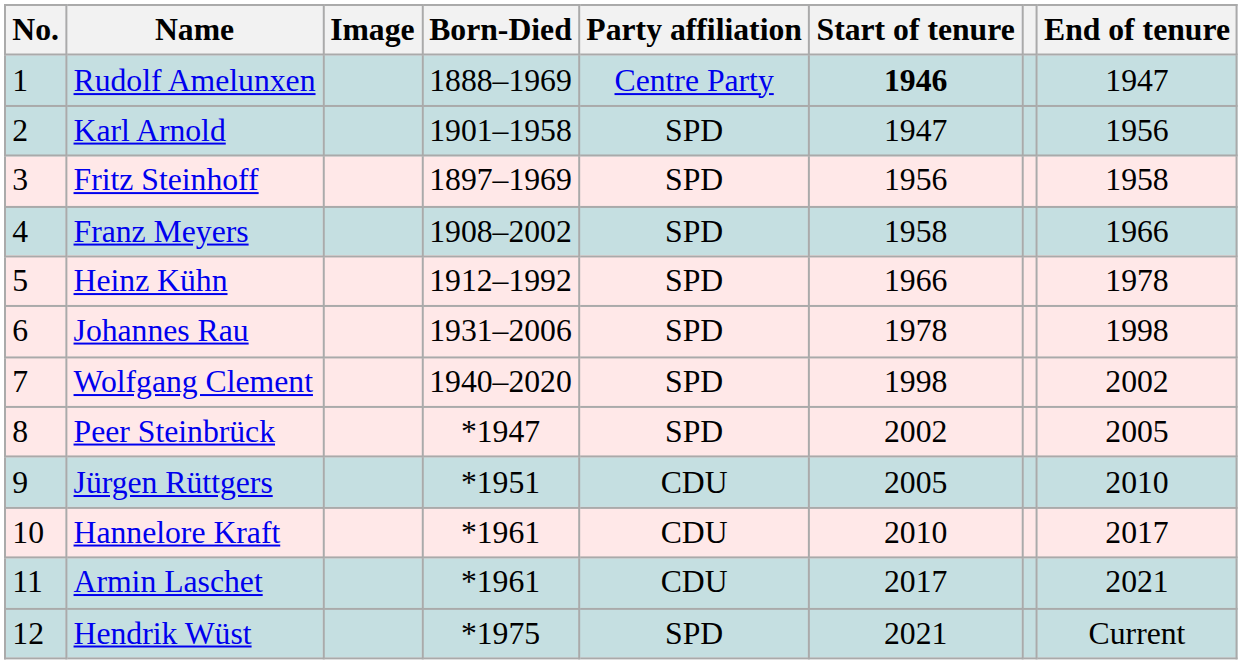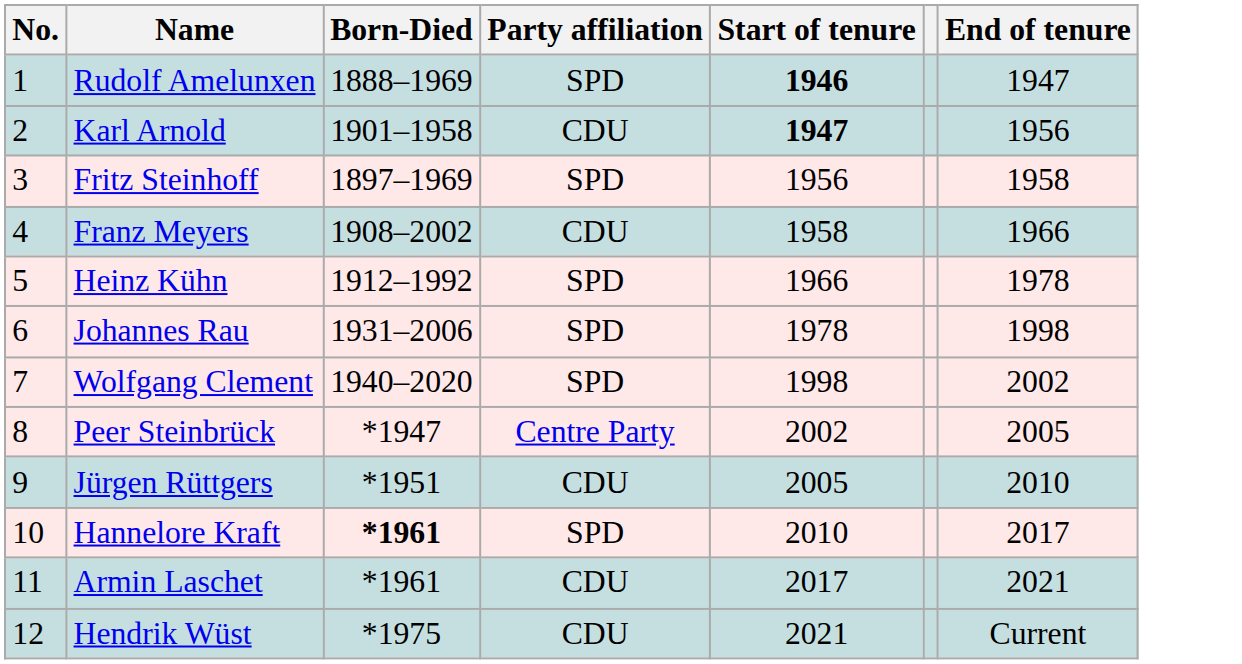- column: (372, 29)
(694, 79) Centre Party -> (595, 79) SPD
(694, 130) SPD -> (595, 130) CDU
(916, 130) normal -> (817, 130) bold
(694, 230) SPD -> (595, 230) CDU
(694, 431) SPD -> (595, 431) Centre Party
(500, 532) normal -> (401, 532) bold
(694, 532) CDU -> (595, 532) SPD
(694, 632) SPD -> (595, 632) CDU
